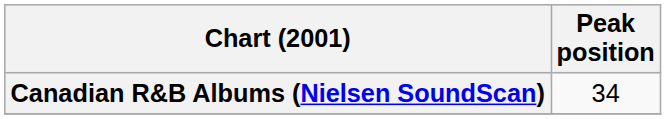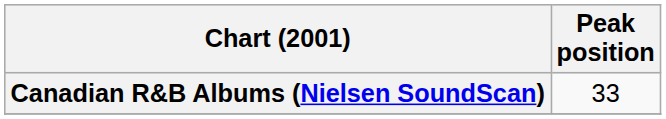(606, 93) 34 -> (606, 93) 33
